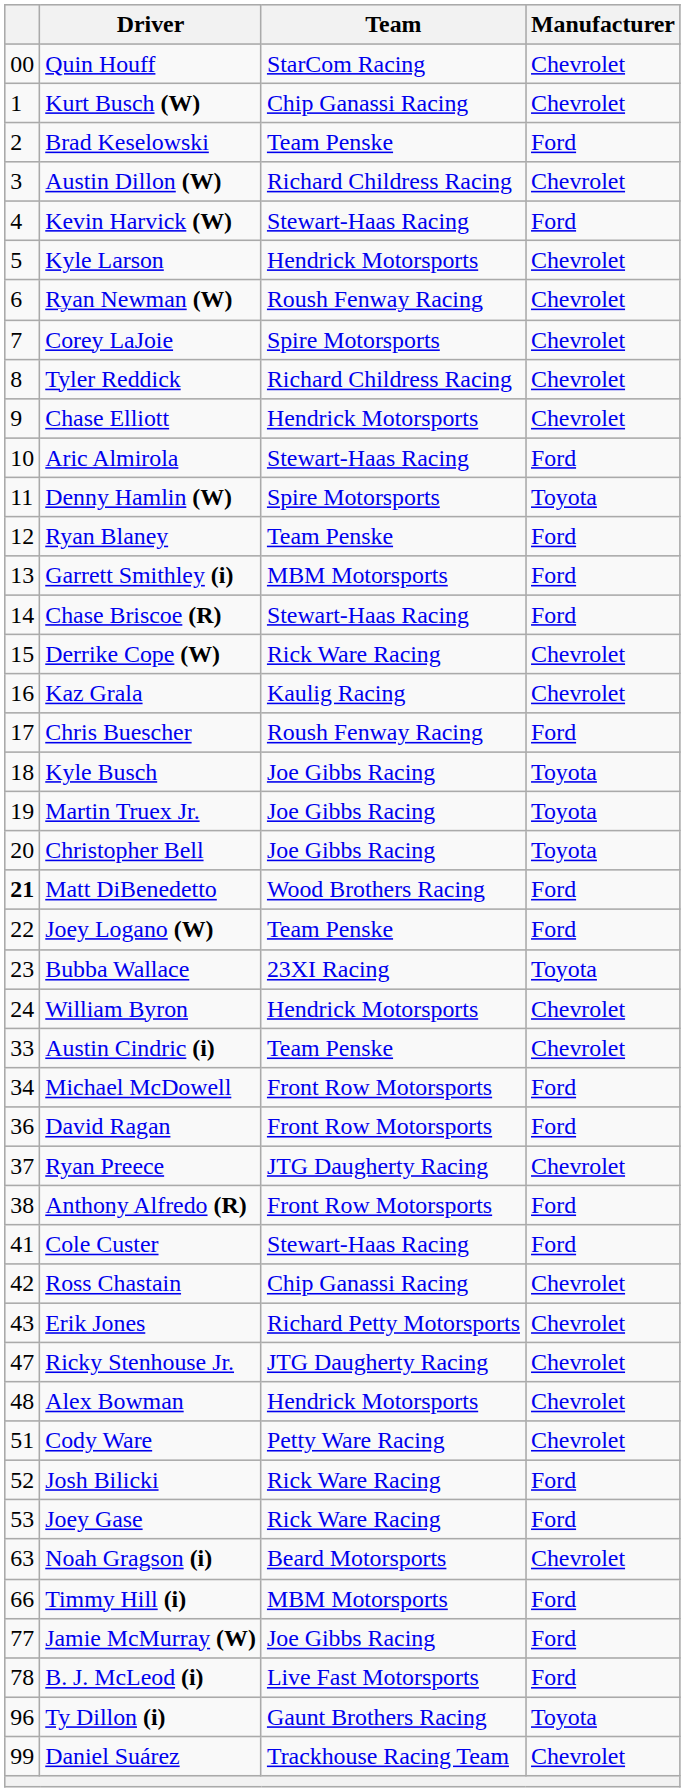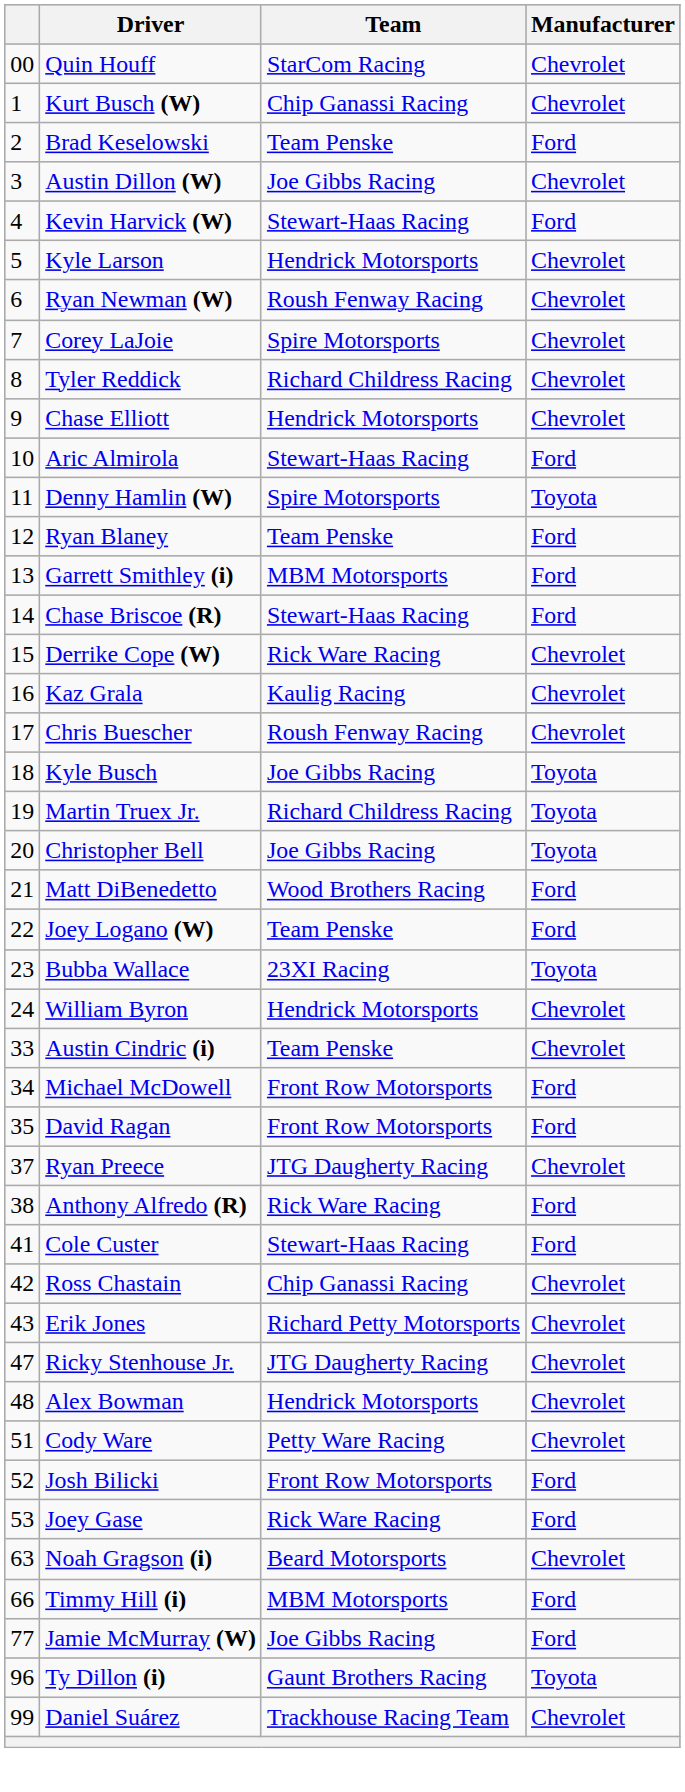(389, 181) Richard Childress Racing -> (351, 181) Joe Gibbs Racing
(554, 732) Ford -> (578, 732) Chevrolet
(351, 811) Joe Gibbs Racing -> (389, 811) Richard Childress Racing
(22, 890) bold -> (22, 890) normal
(22, 1126) 36 -> (22, 1126) 35
(380, 1204) Front Row Motorsports -> (354, 1204) Rick Ware Racing
(354, 1480) Rick Ware Racing -> (380, 1480) Front Row Motorsports
- row: (124, 1676)
